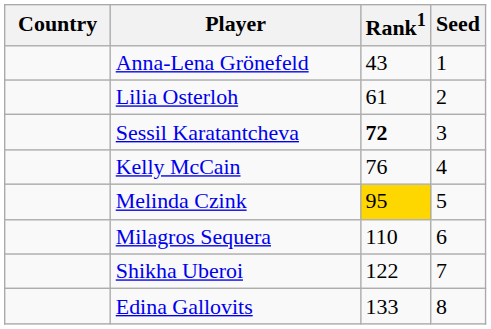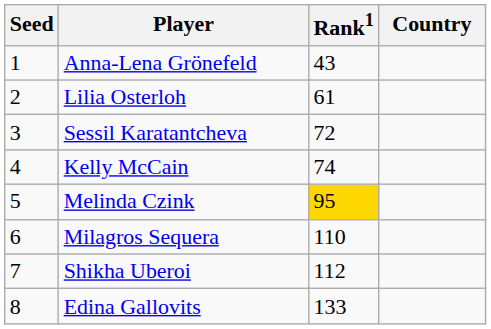columns swapped: (58, 24) <-> (458, 24)
(377, 132) bold -> (324, 132) normal
(377, 166) 76 -> (324, 166) 74
(382, 271) 122 -> (330, 271) 112
